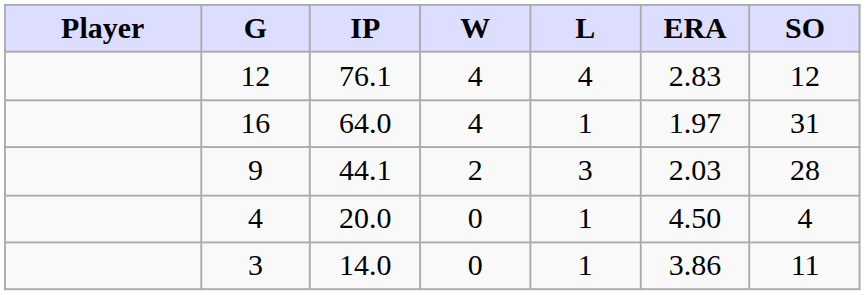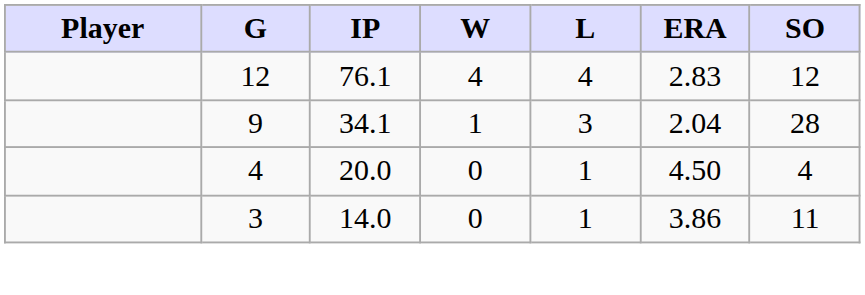- row: (255, 123)
(365, 170) 44.1 -> (365, 123) 34.1
(475, 170) 2 -> (475, 123) 1
(695, 170) 2.03 -> (695, 123) 2.04
